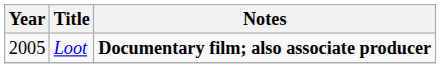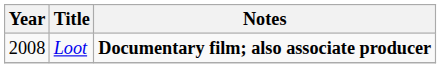(27, 47) 2005 -> (27, 47) 2008
